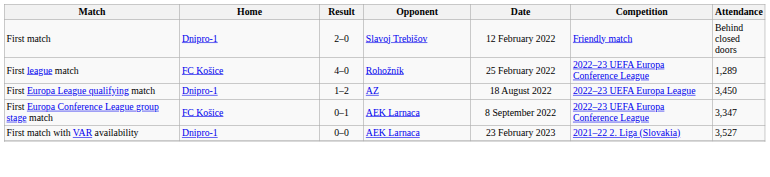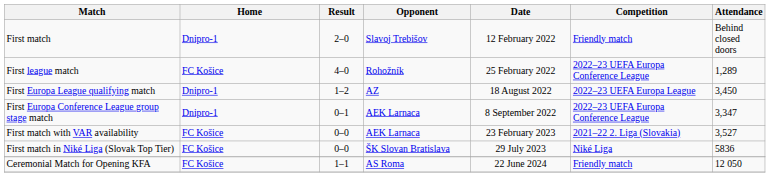(203, 112) FC Košice -> (200, 112) Dnipro-1
(200, 133) Dnipro-1 -> (203, 133) FC Košice
+ row: (90, 149)
+ row: (79, 164)
